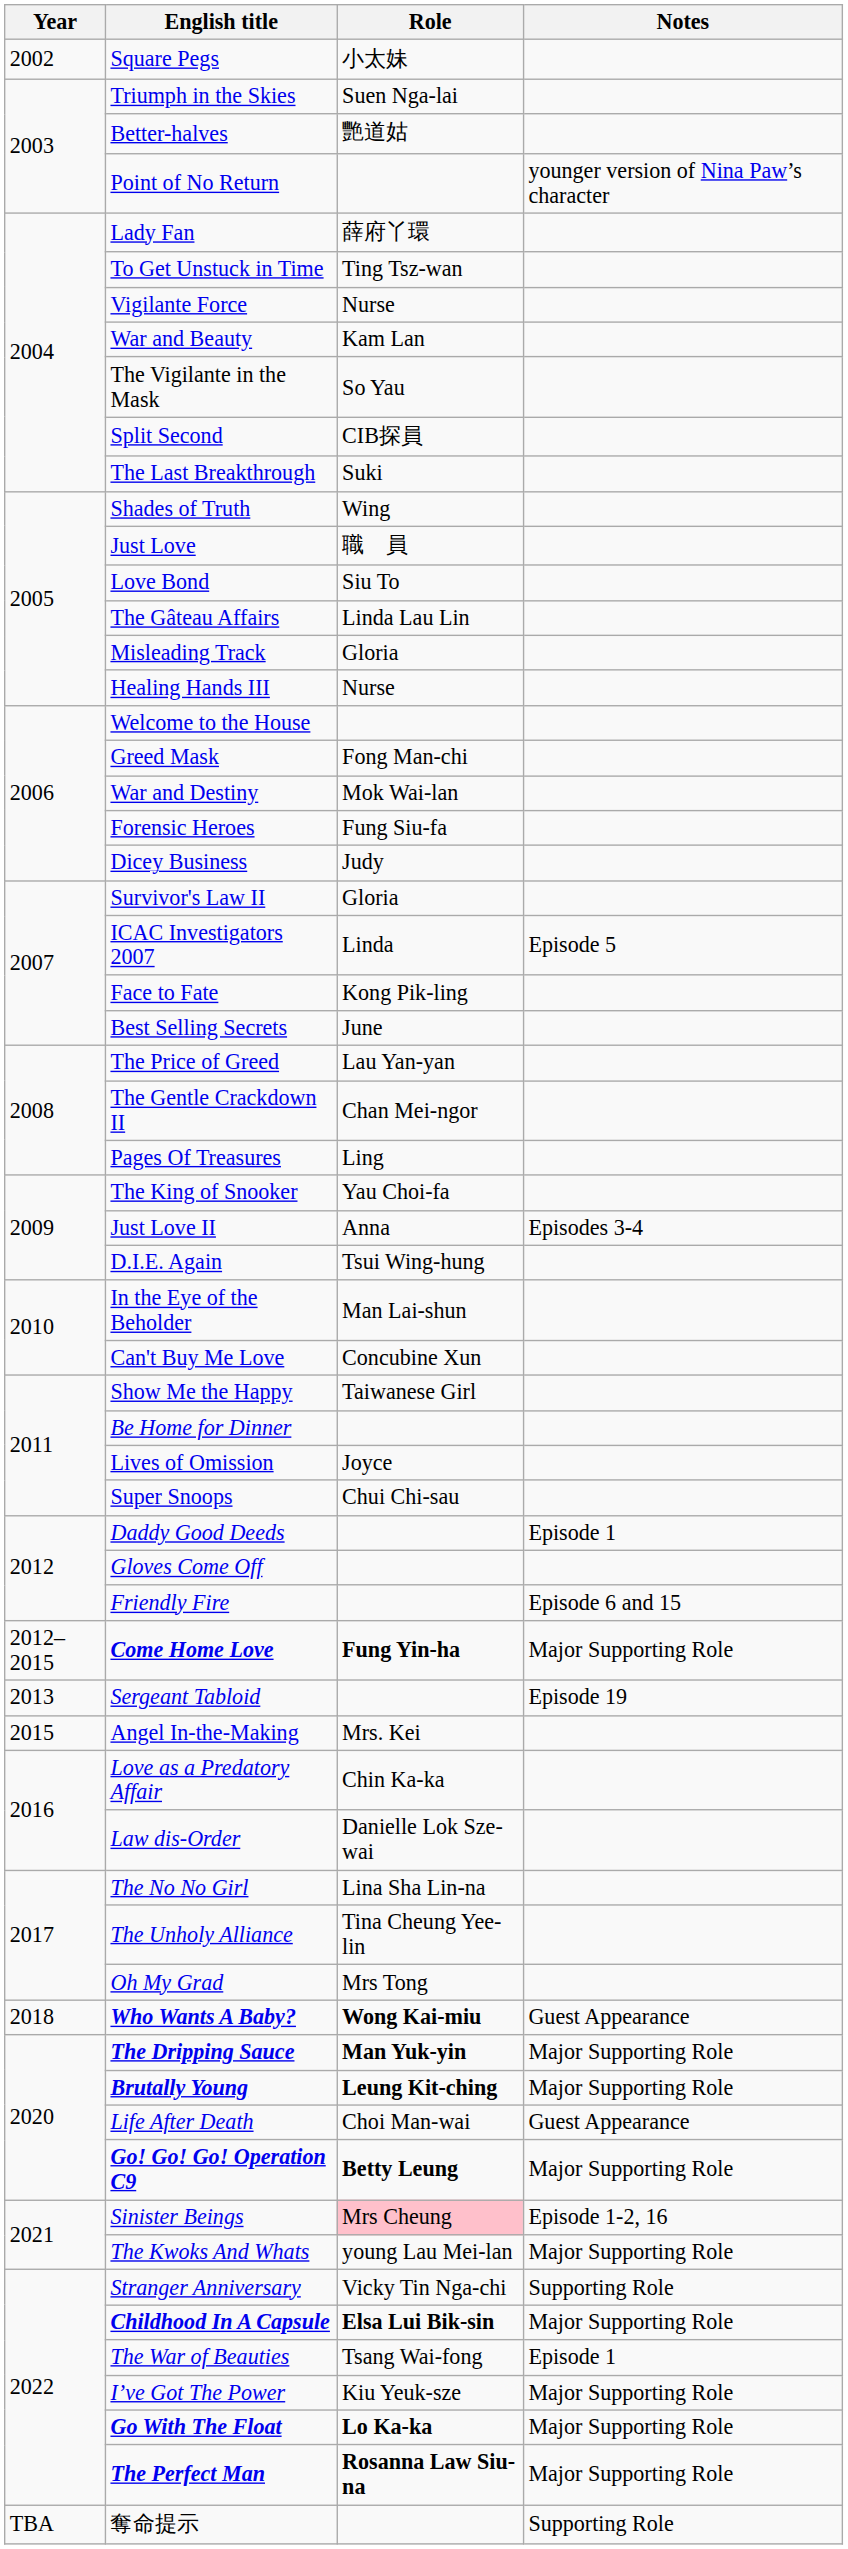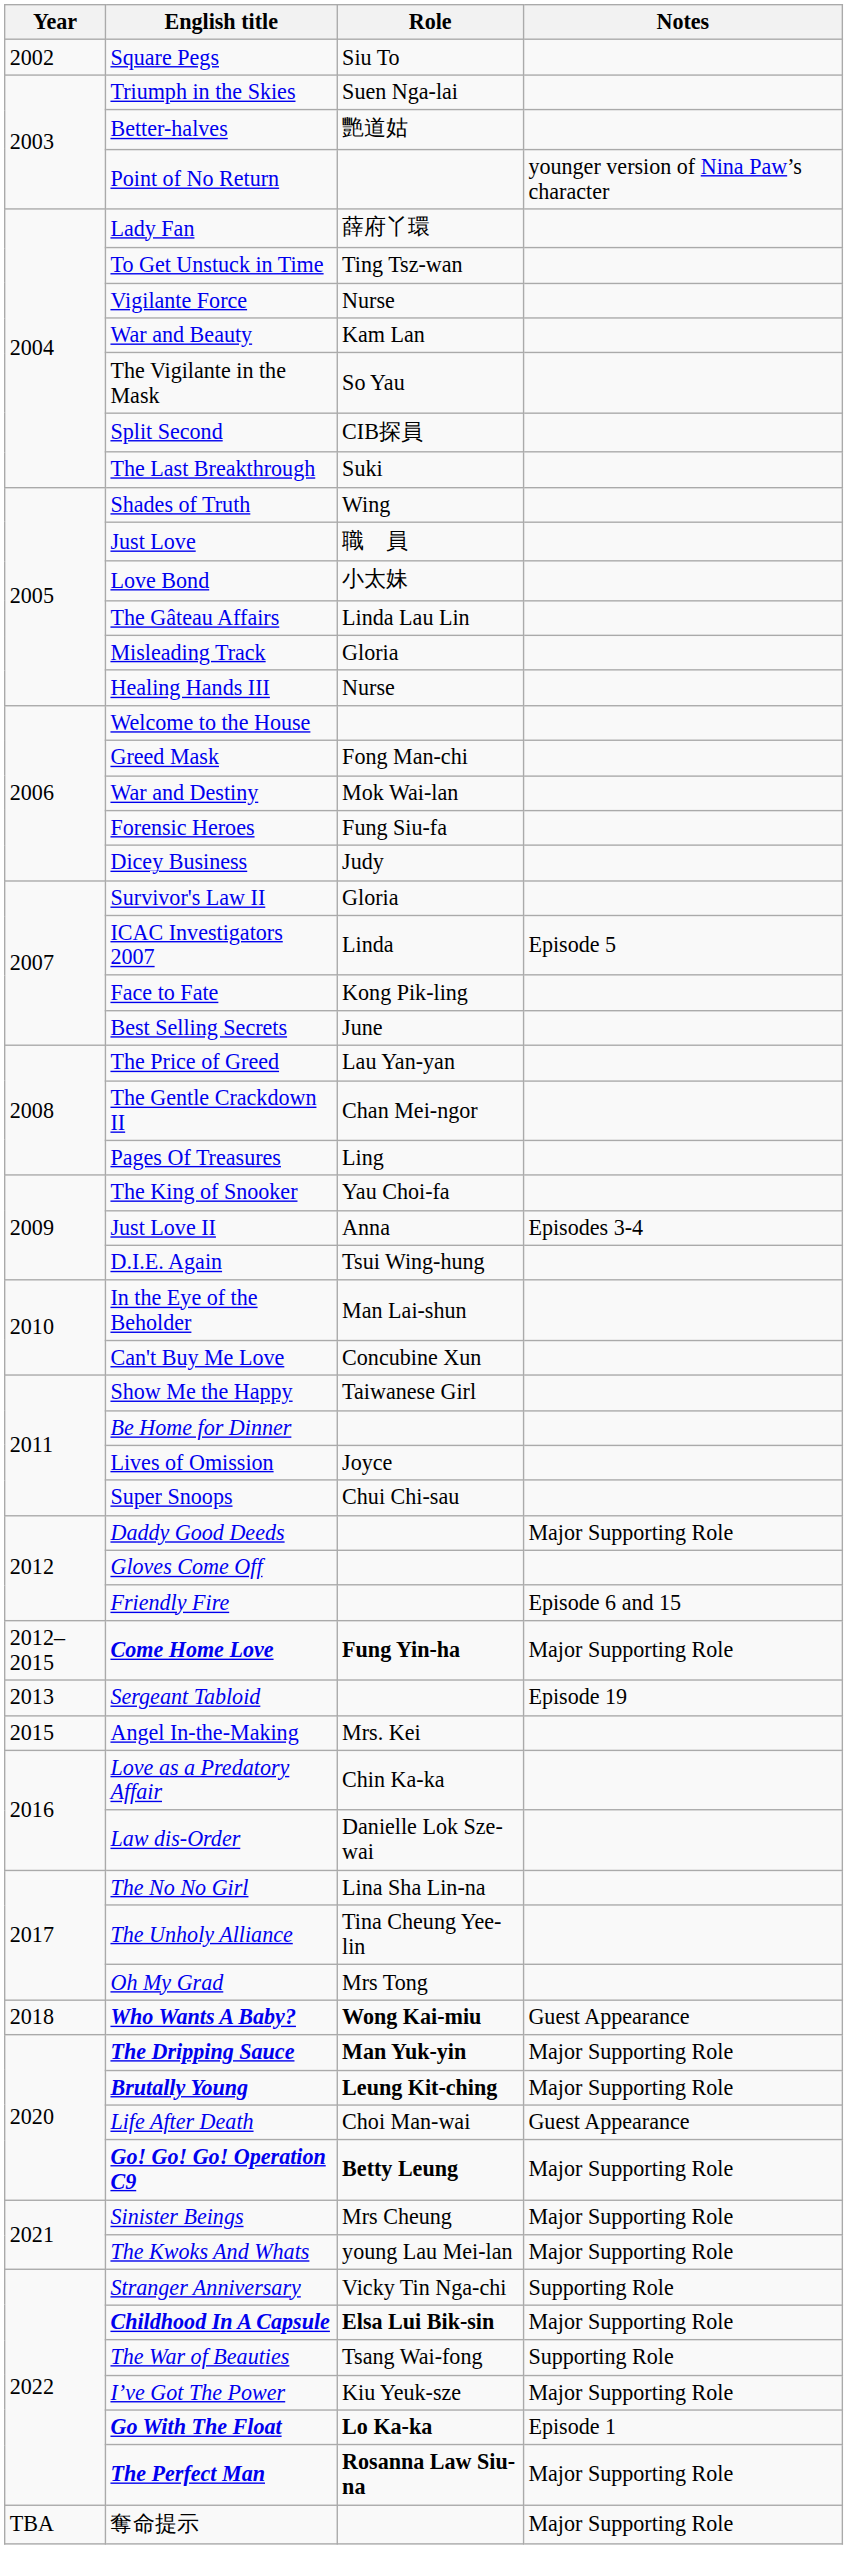(375, 58) 小太妹 -> (371, 57) Siu To
(371, 582) Siu To -> (375, 579) 小太妹
(572, 1532) Episode 1 -> (631, 1532) Major Supporting Role
(397, 2217) pink background -> (397, 2217) no background
(598, 2217) Episode 1-2, 16 -> (631, 2217) Major Supporting Role
(572, 2357) Episode 1 -> (601, 2357) Supporting Role
(631, 2427) Major Supporting Role -> (572, 2427) Episode 1
(601, 2524) Supporting Role -> (631, 2524) Major Supporting Role
